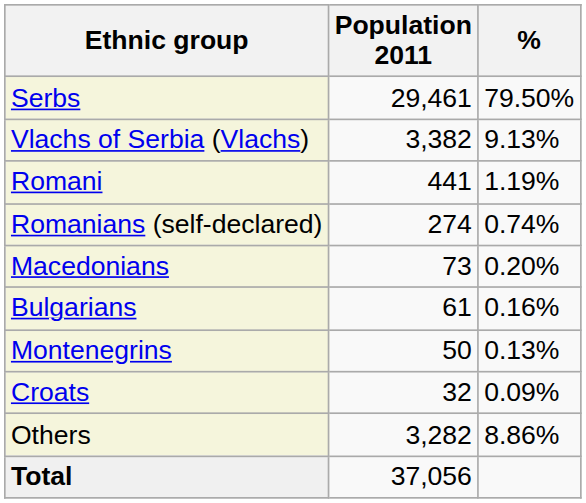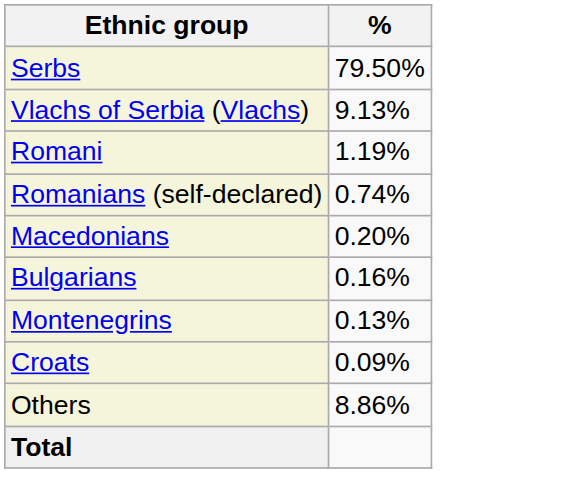- column: (403, 40)
